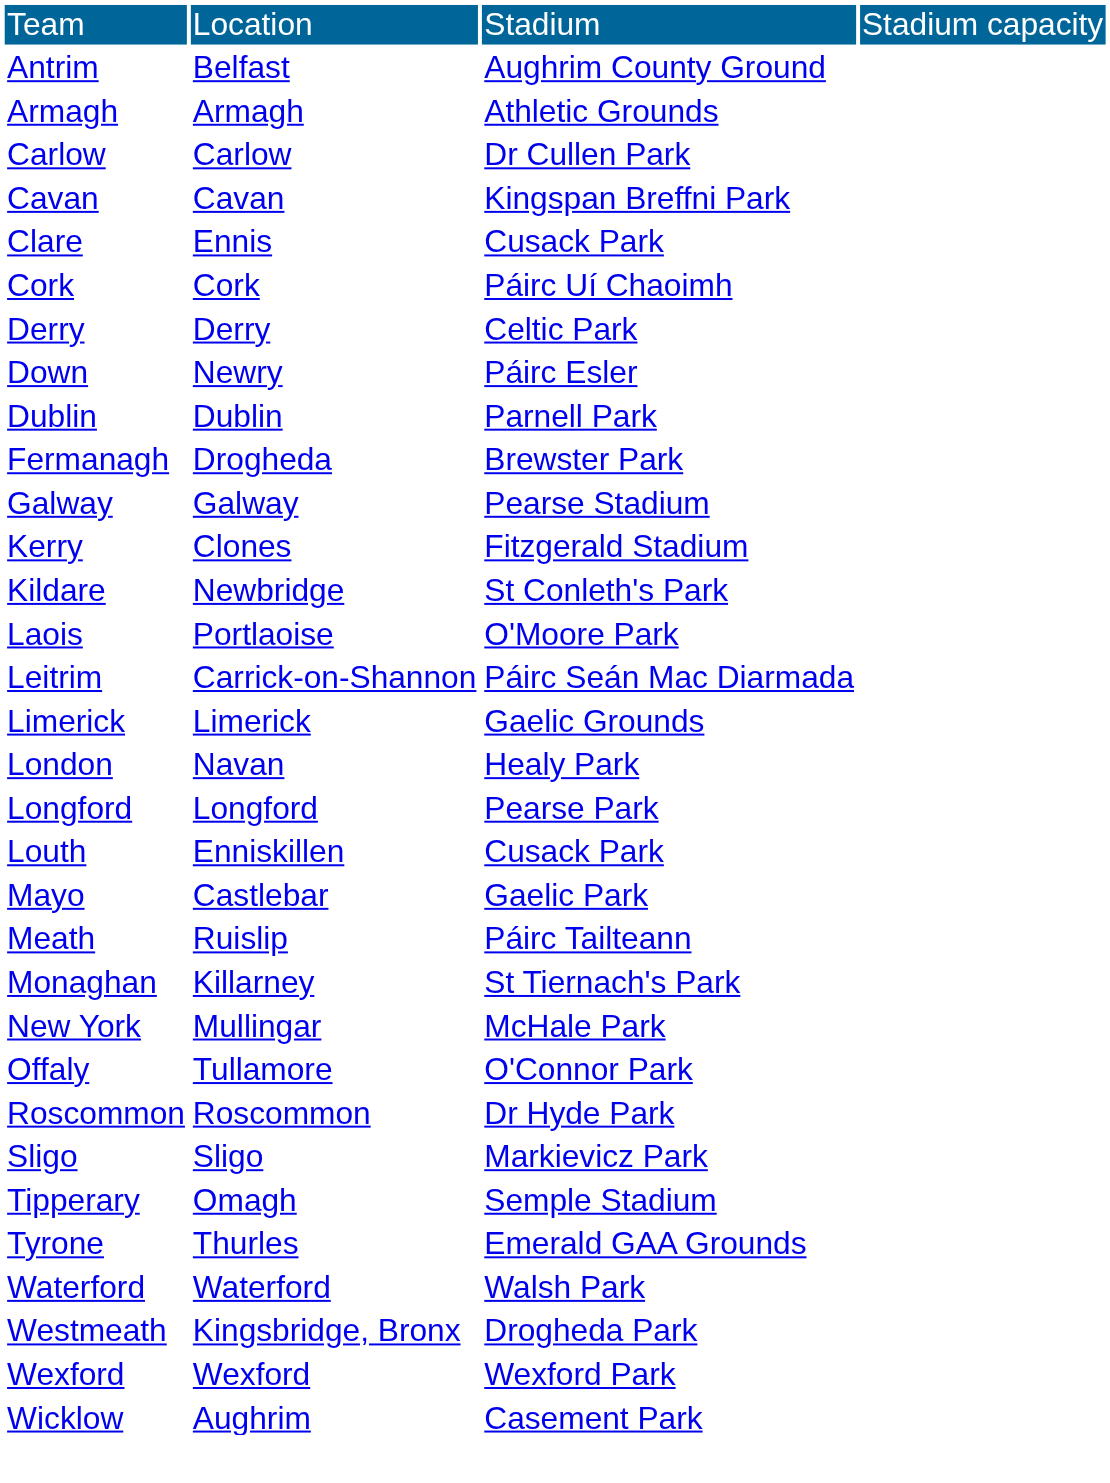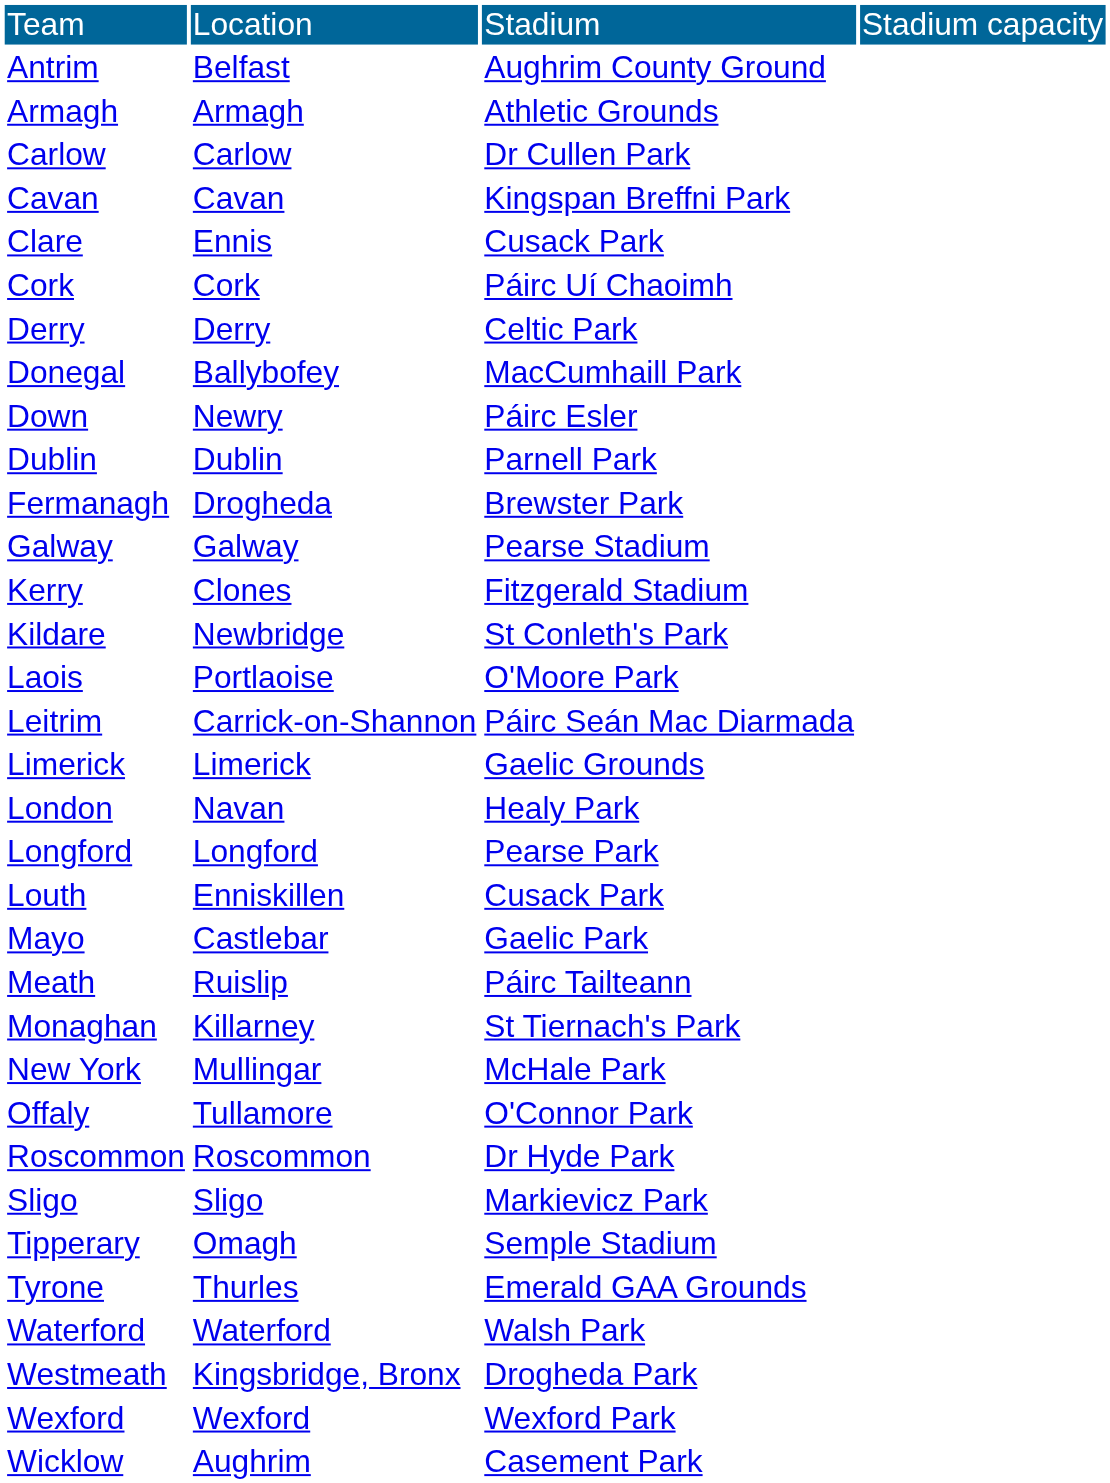+ row: (66, 372)
